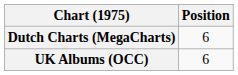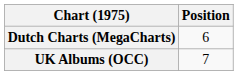(206, 59) 6 -> (206, 59) 7
